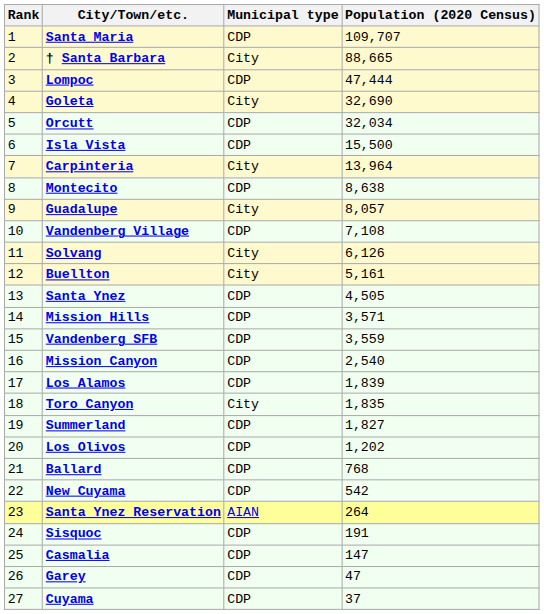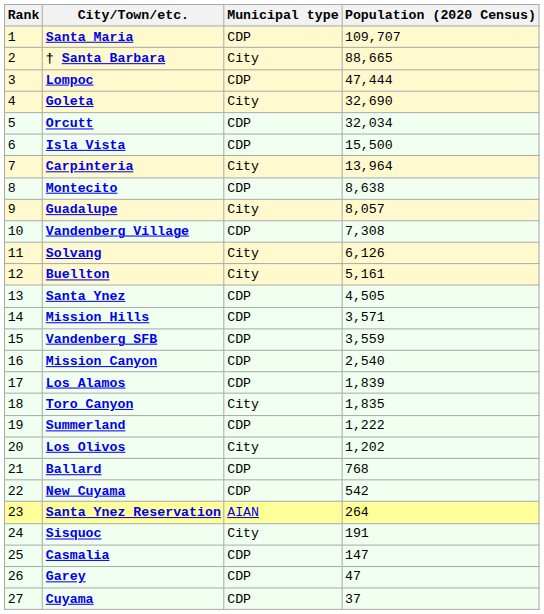(365, 231) 7,108 -> (365, 231) 7,308
(365, 426) 1,827 -> (365, 426) 1,222
(239, 448) CDP -> (243, 448) City
(239, 534) CDP -> (243, 534) City
